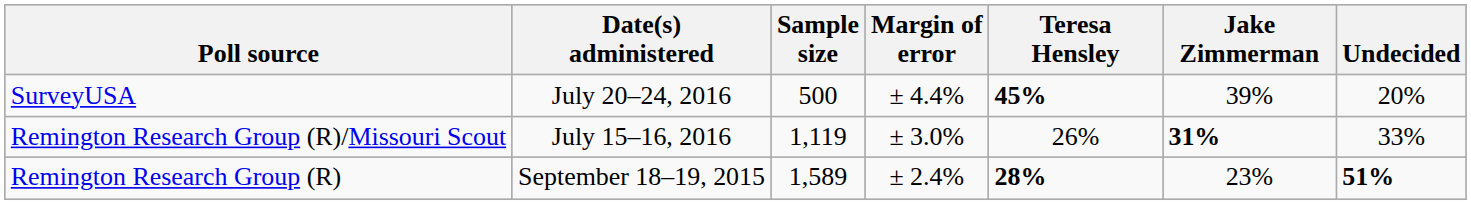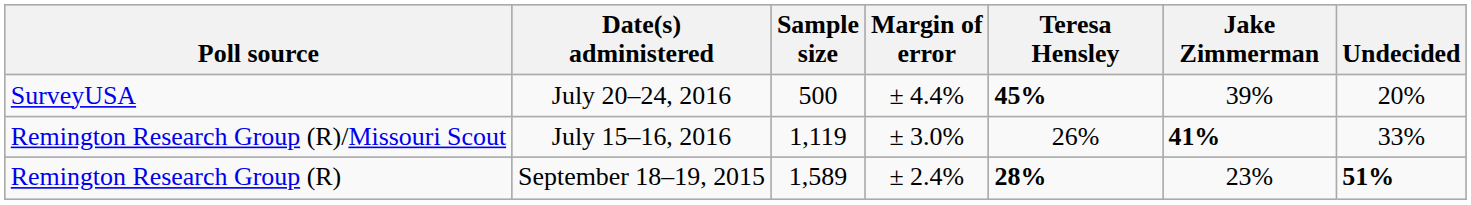(1194, 136) 31% -> (1194, 136) 41%
